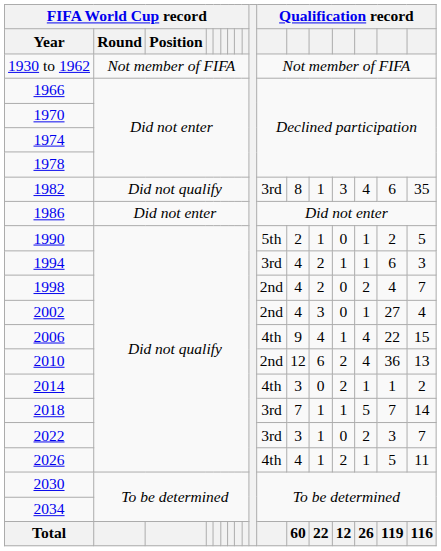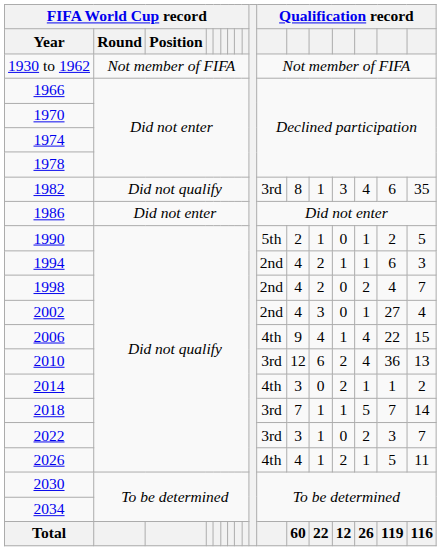(271, 262) 3rd -> (271, 262) 2nd
(271, 361) 2nd -> (271, 361) 3rd
